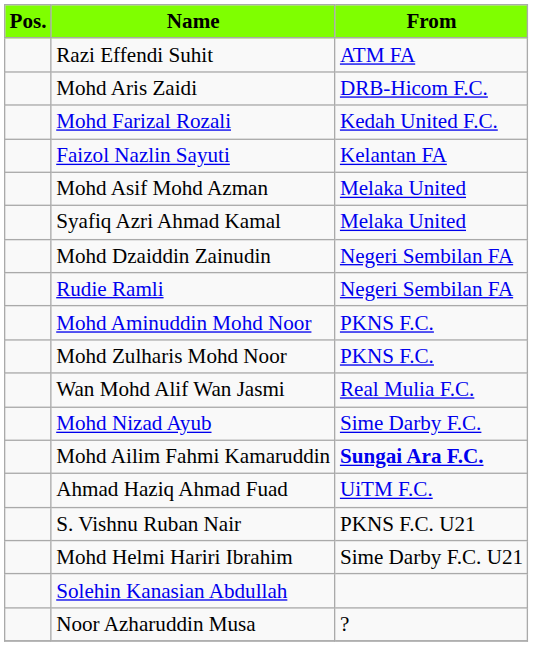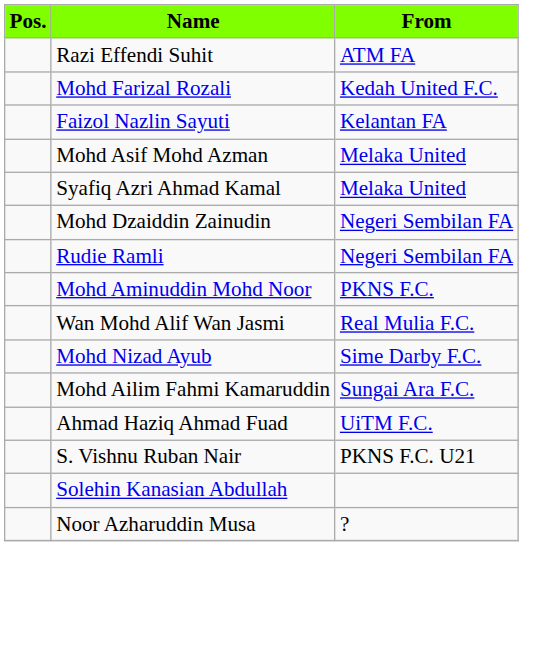- row: (127, 88)
- row: (171, 356)
(412, 456) bold -> (407, 389) normal
- row: (174, 557)
